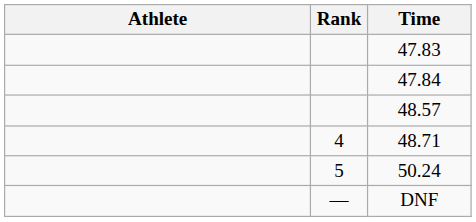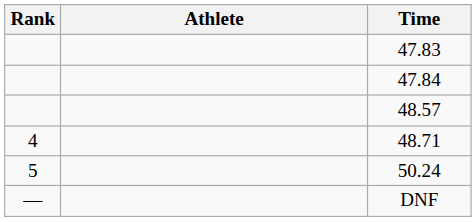columns swapped: (339, 19) <-> (158, 19)
